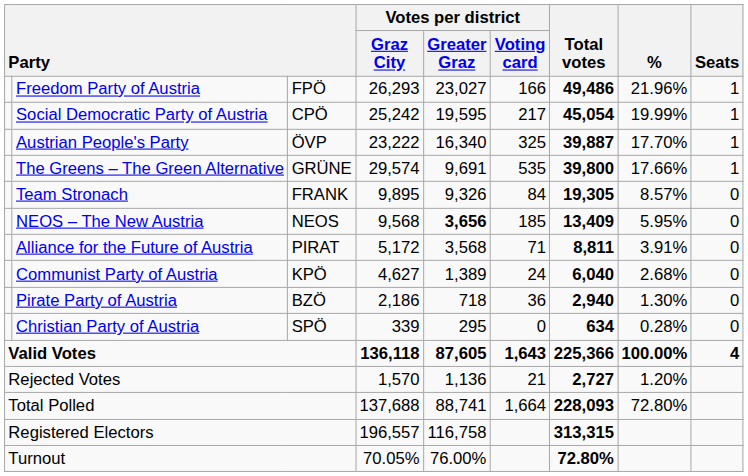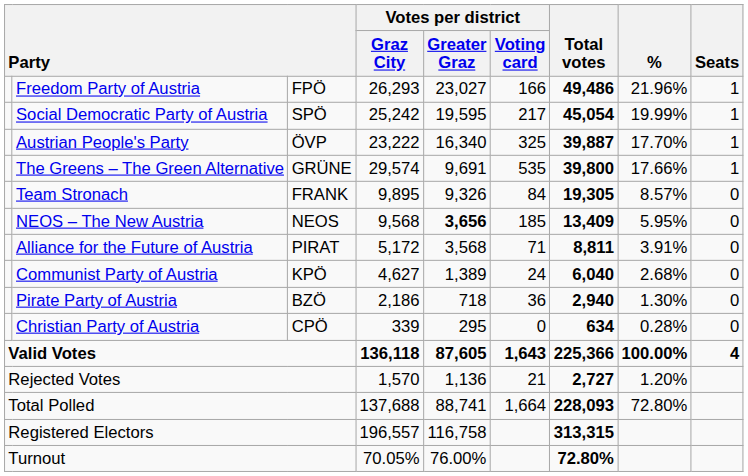(310, 115) CPÖ -> (309, 115) SPÖ
(309, 326) SPÖ -> (310, 326) CPÖ
